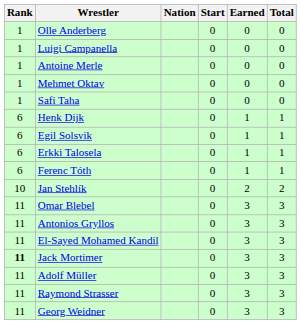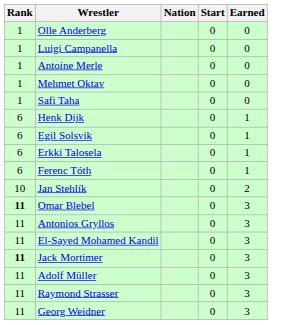- column: (282, 13)
(20, 205) normal -> (20, 205) bold
